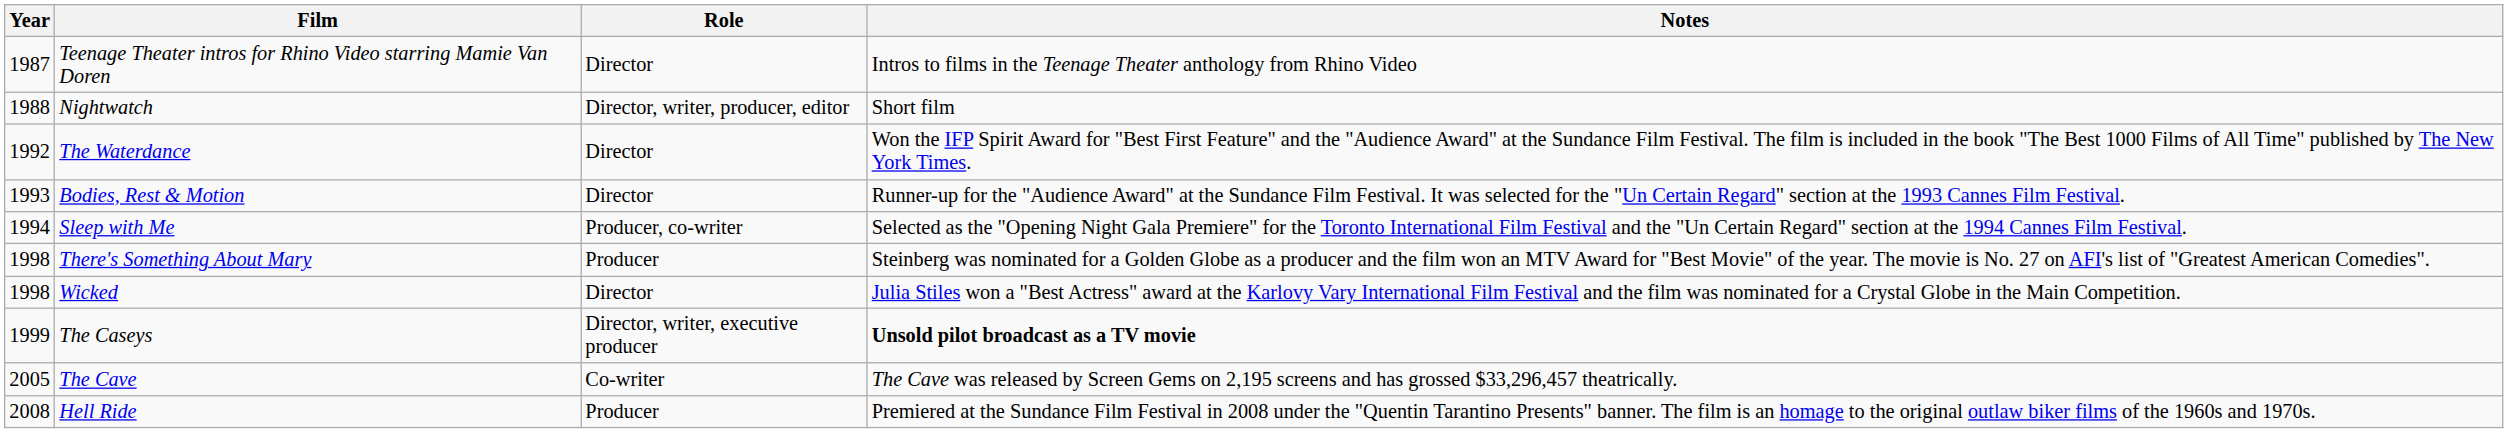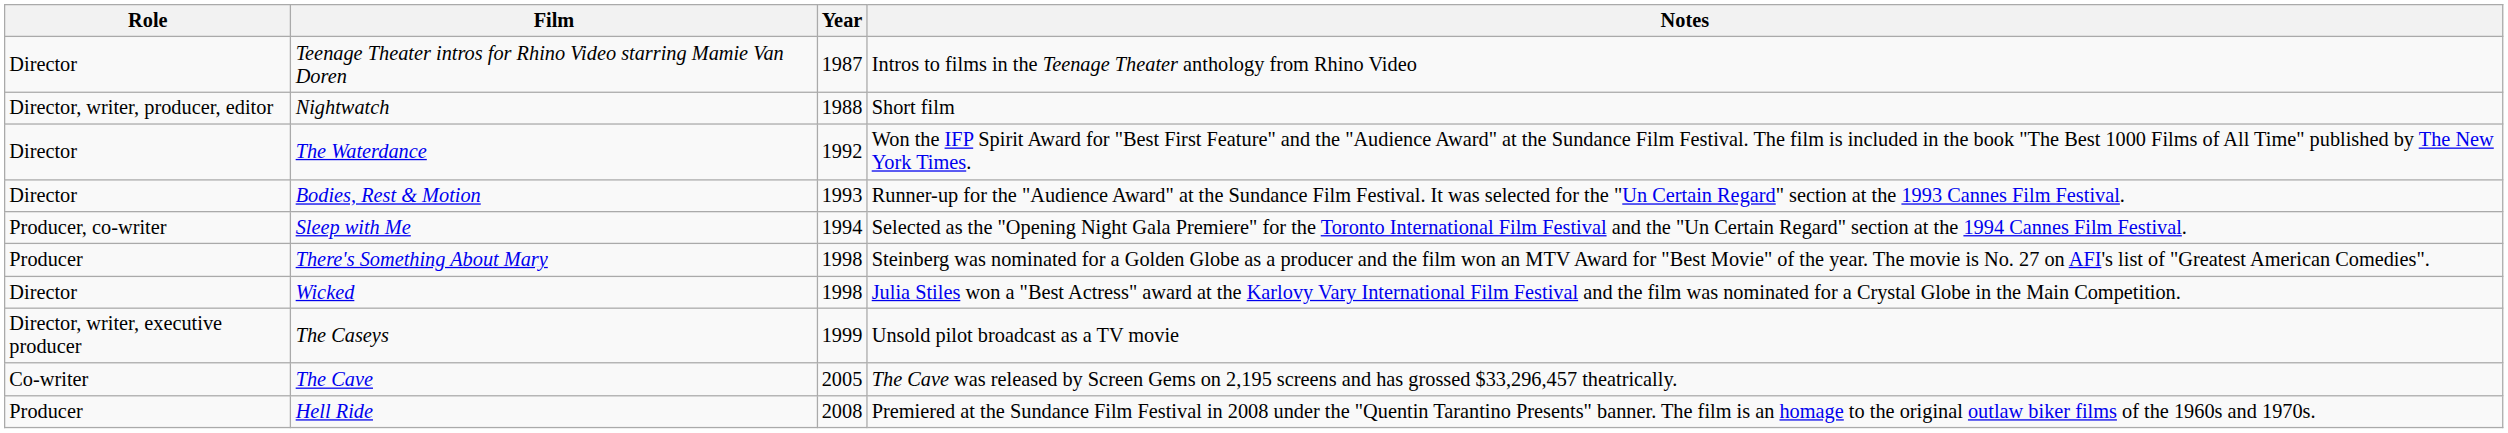columns swapped: (30, 20) <-> (724, 20)
(1034, 335) bold -> (1025, 335) normal
